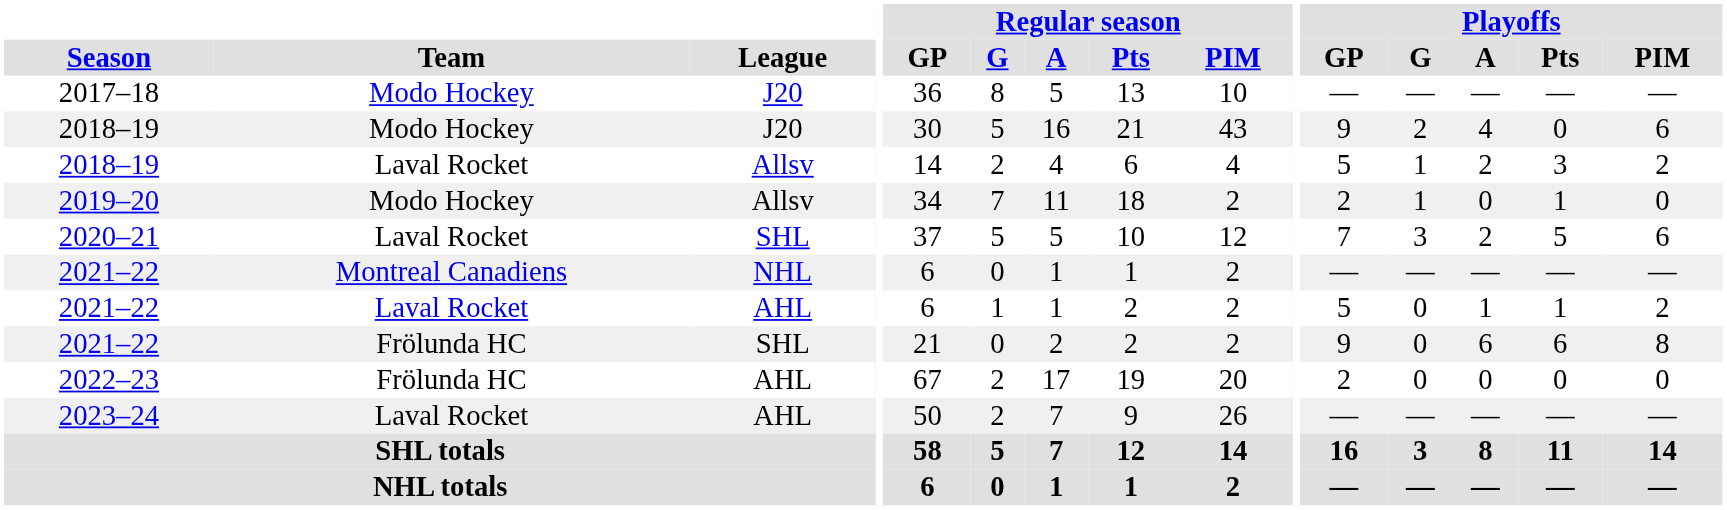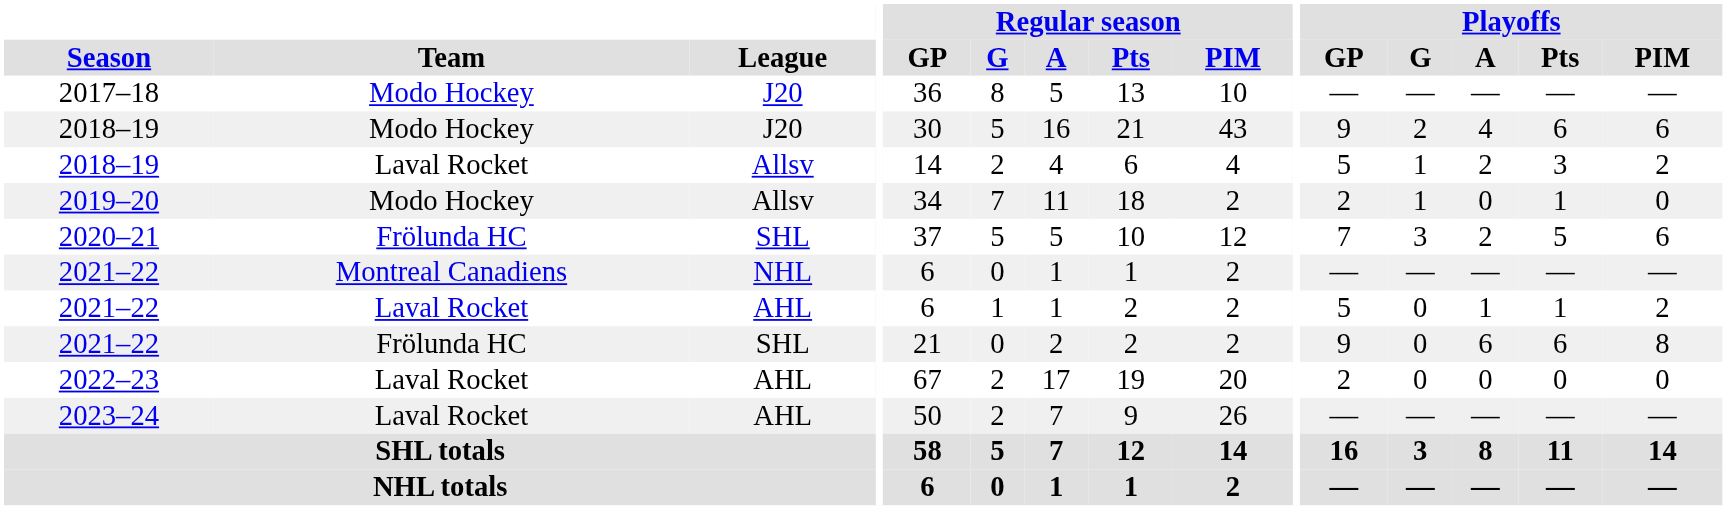(1560, 128) 0 -> (1560, 128) 6
(451, 236) Laval Rocket -> (451, 236) Frölunda HC
(451, 379) Frölunda HC -> (451, 379) Laval Rocket
